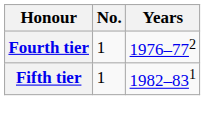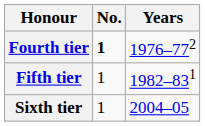(101, 47) normal -> (101, 47) bold
+ row: (49, 107)
